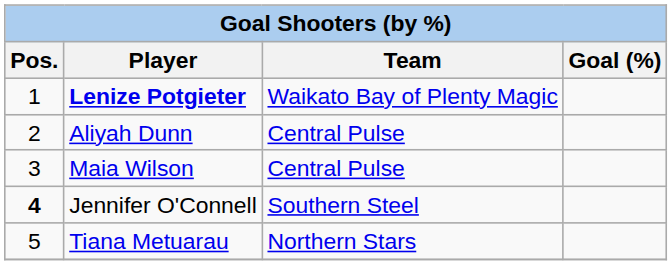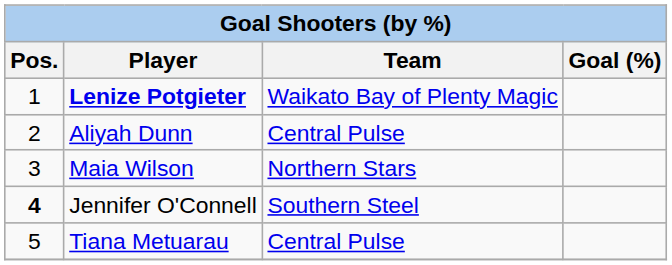(336, 168) Central Pulse -> (342, 168) Northern Stars
(342, 241) Northern Stars -> (336, 241) Central Pulse
